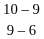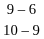rows swapped: (21, 30) <-> (21, 9)
